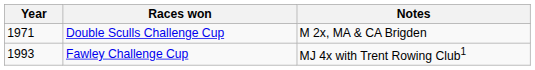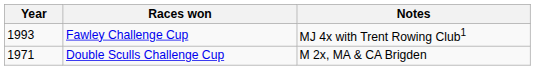rows swapped: (145, 33) <-> (127, 54)
